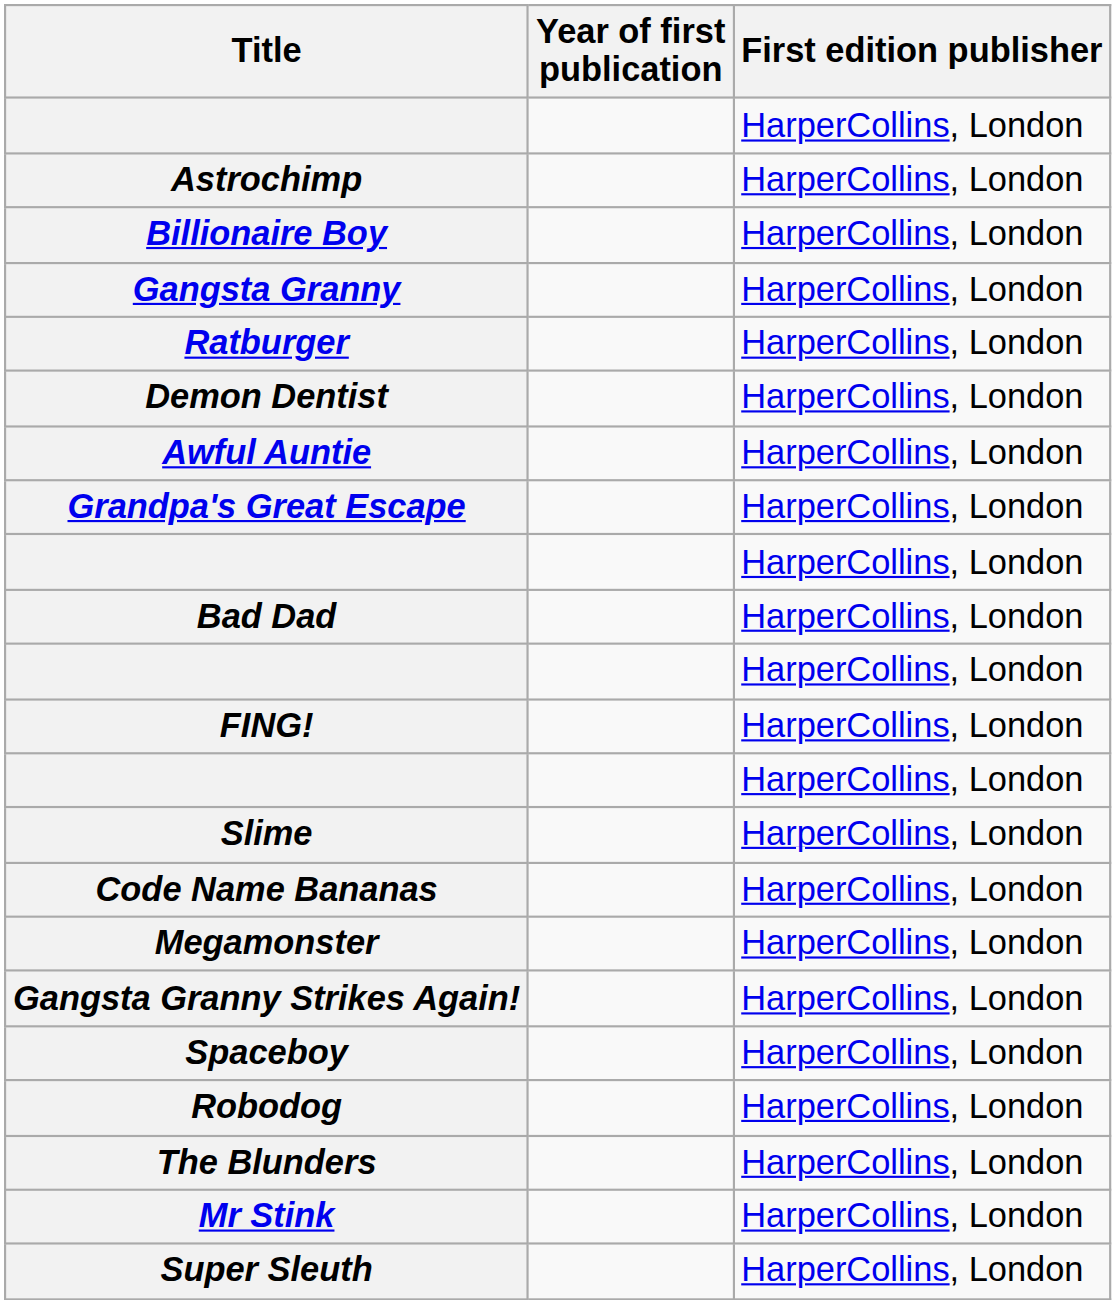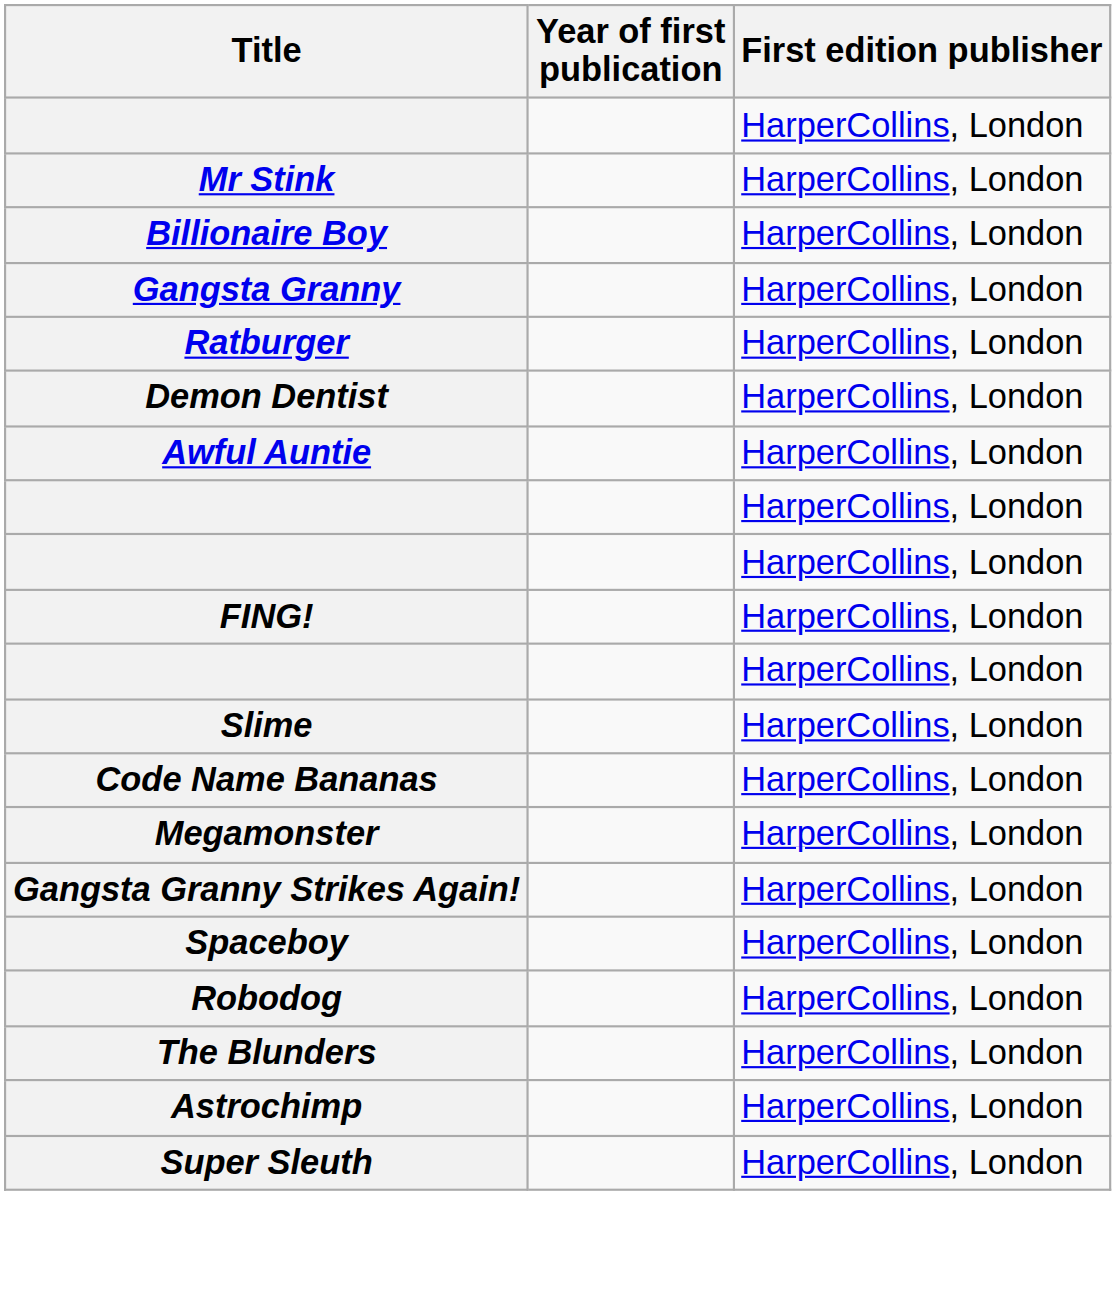rows swapped: (267, 1216) <-> (267, 179)
- row: (267, 506)
- row: (267, 616)
